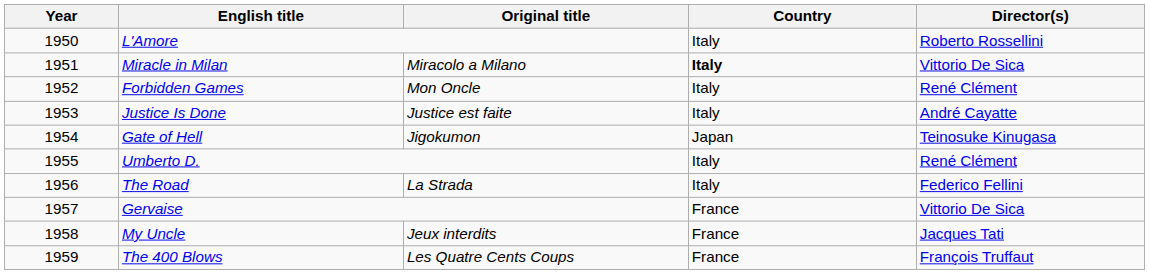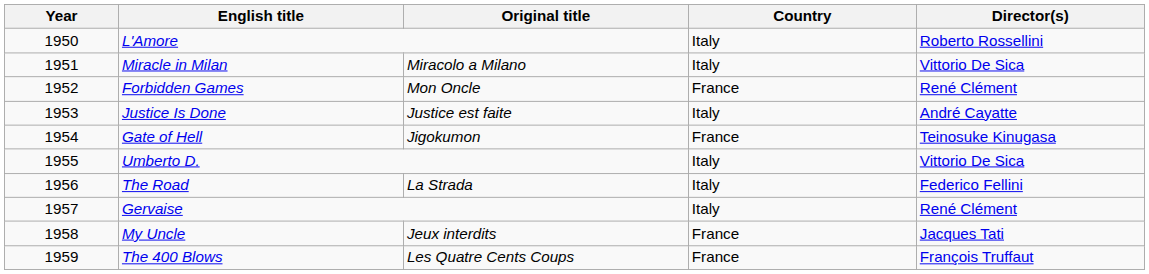(707, 64) bold -> (706, 64) normal
(706, 88) Italy -> (715, 88) France
(713, 137) Japan -> (715, 137) France
(968, 161) René Clément -> (972, 161) Vittorio De Sica
(715, 209) France -> (706, 209) Italy
(972, 209) Vittorio De Sica -> (968, 209) René Clément
